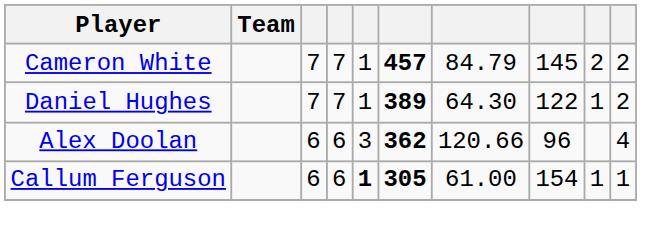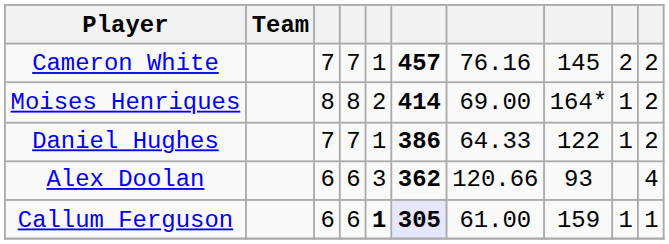(481, 63) 84.79 -> (495, 63) 76.16
+ row: (125, 102)
(405, 102) 389 -> (419, 141) 386
(481, 102) 64.30 -> (495, 141) 64.33
(557, 141) 96 -> (578, 180) 93
(405, 180) no background -> (419, 219) lavender background
(557, 180) 154 -> (578, 219) 159
